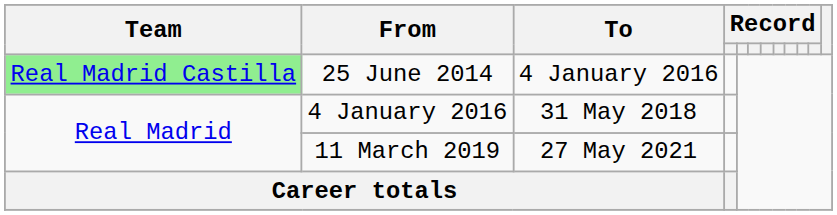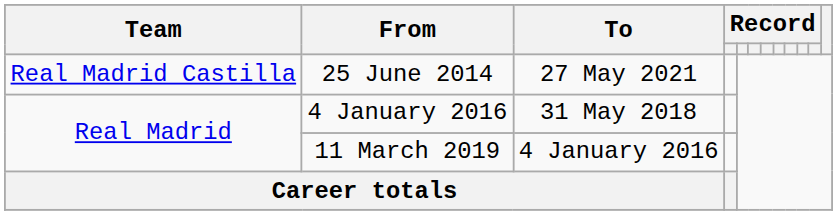(153, 74) lightgreen background -> (153, 74) no background
(619, 74) 4 January 2016 -> (619, 74) 27 May 2021
(619, 152) 27 May 2021 -> (619, 152) 4 January 2016
